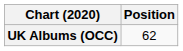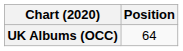(149, 35) 62 -> (149, 35) 64
